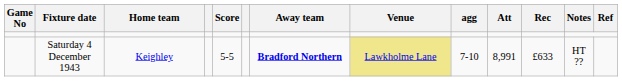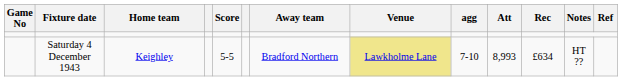(300, 56) bold -> (300, 56) normal
(504, 56) 8,991 -> (504, 56) 8,993
(543, 56) £633 -> (543, 56) £634
